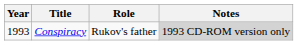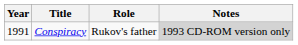(18, 31) 1993 -> (18, 31) 1991
